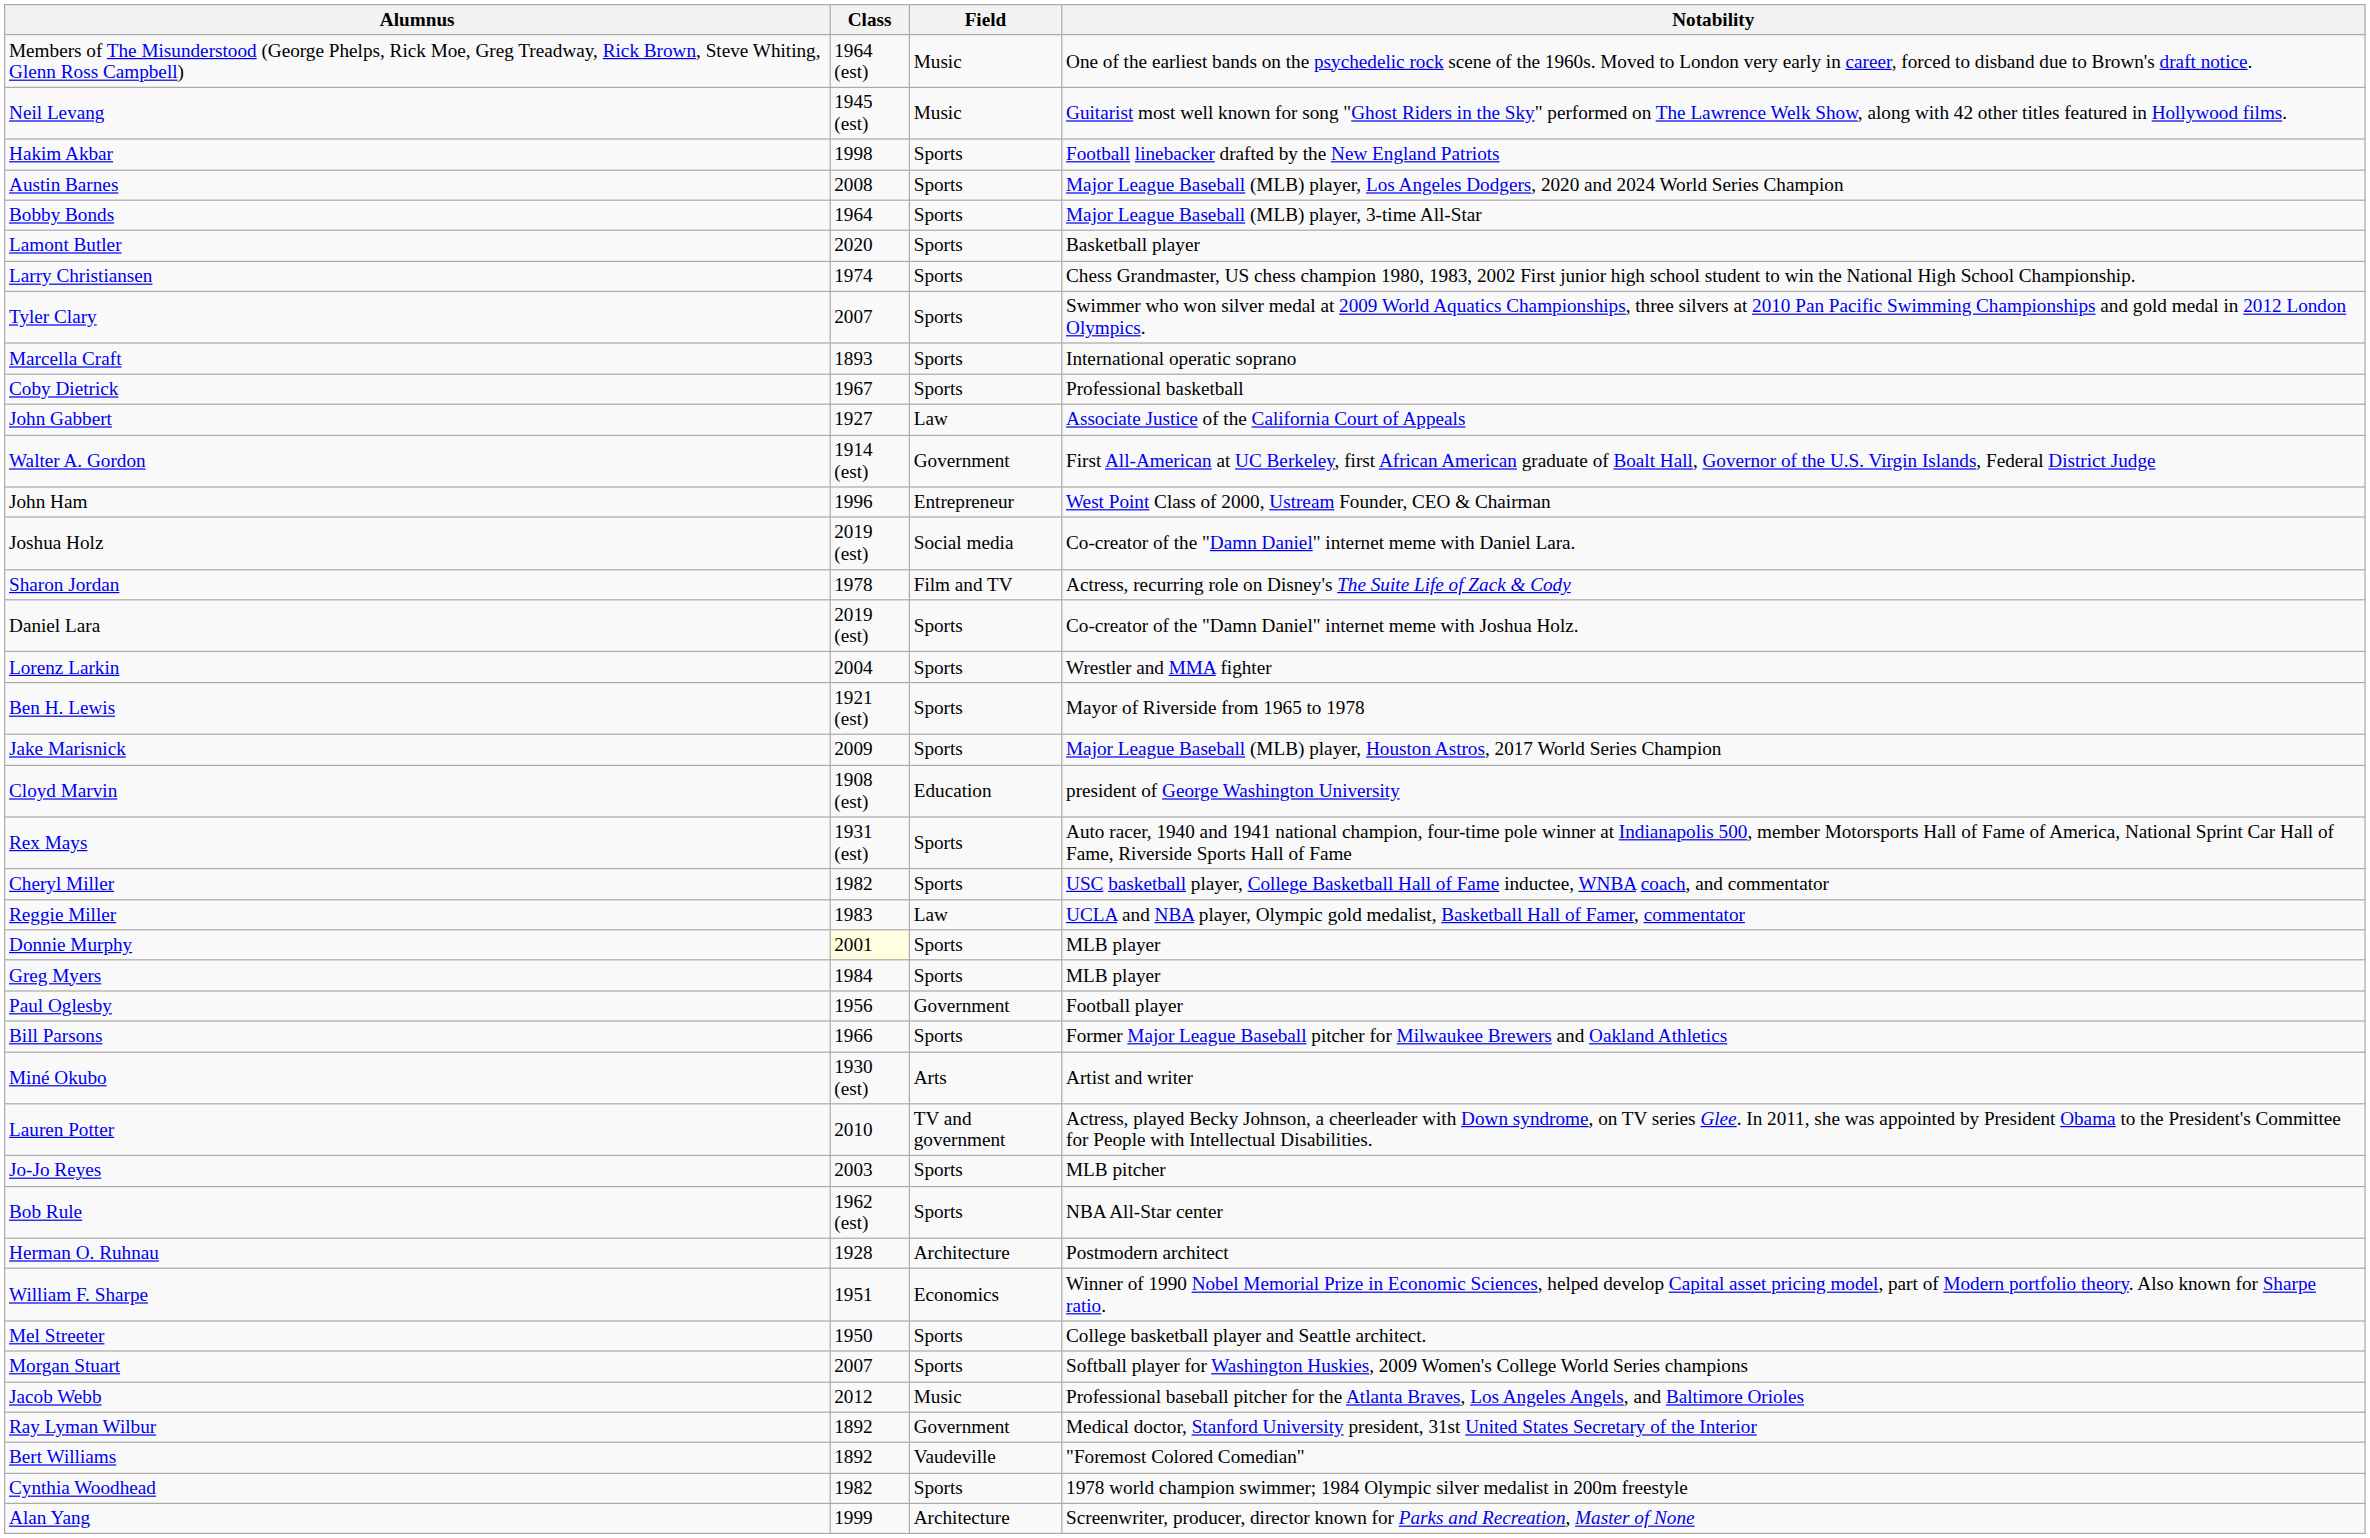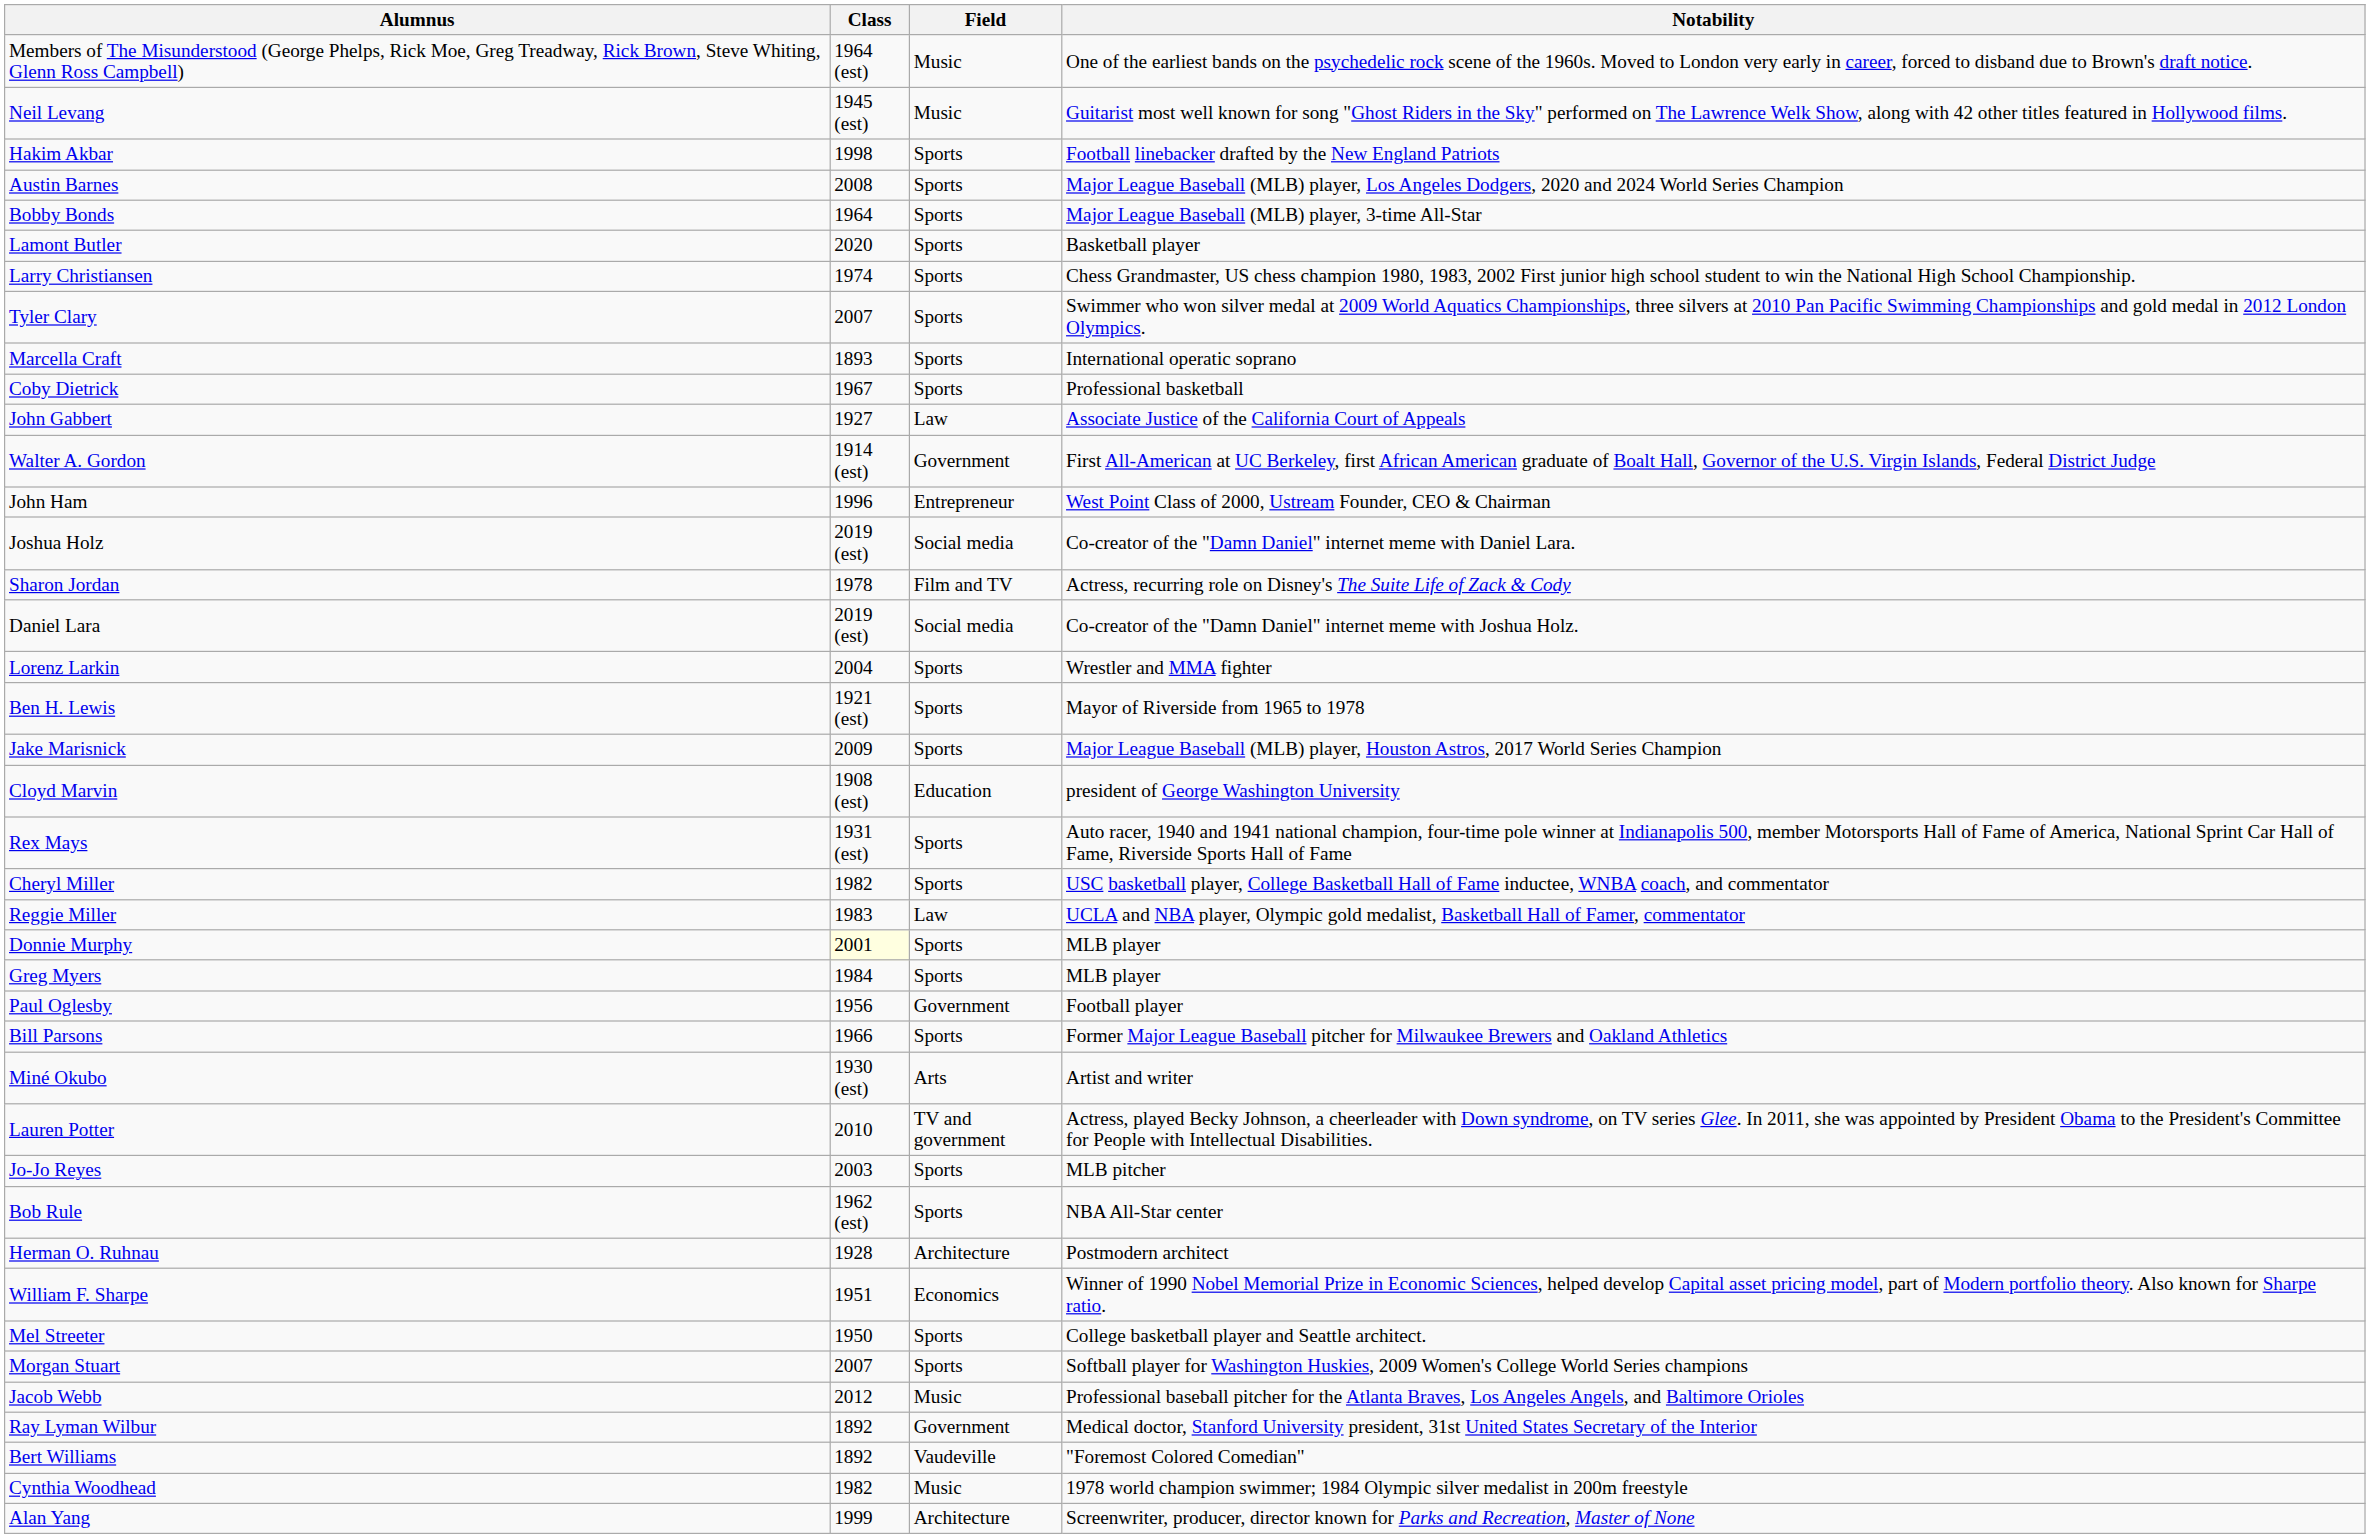(938, 625) Sports -> (964, 625) Social media
(938, 1488) Sports -> (938, 1488) Music
